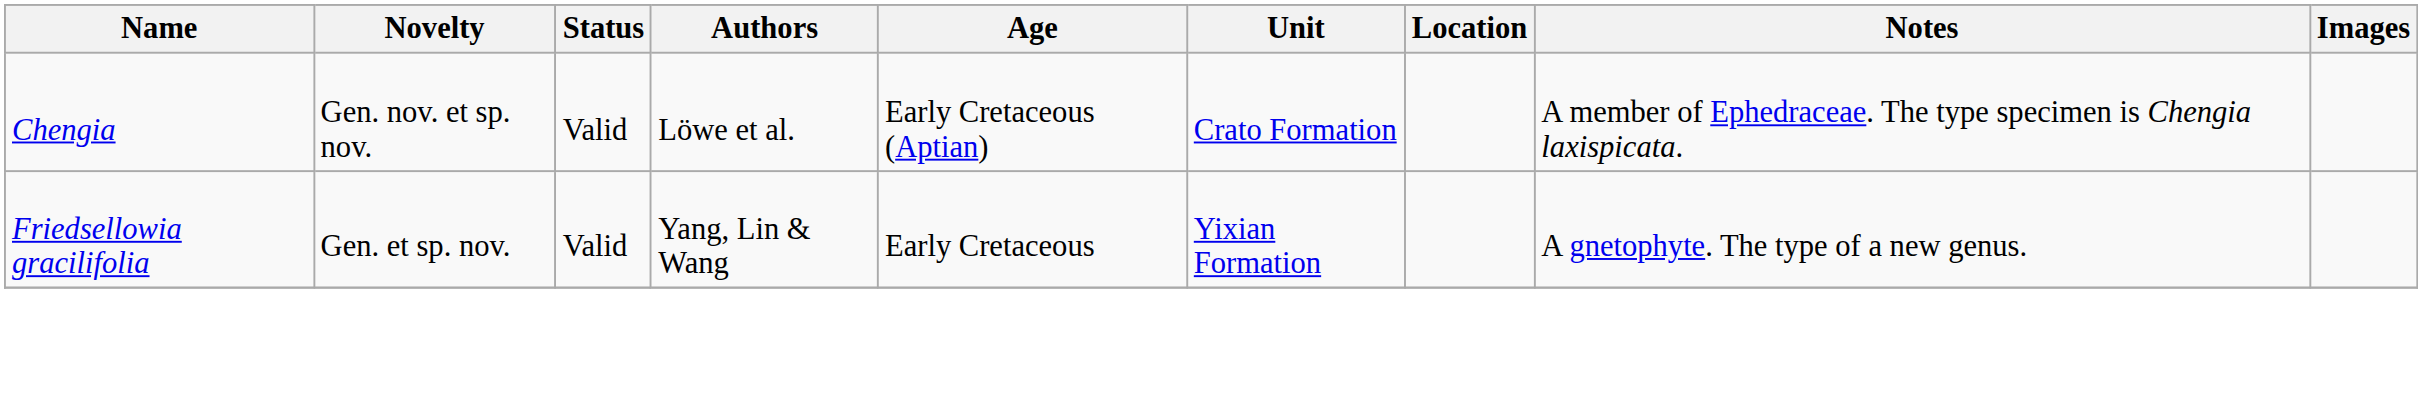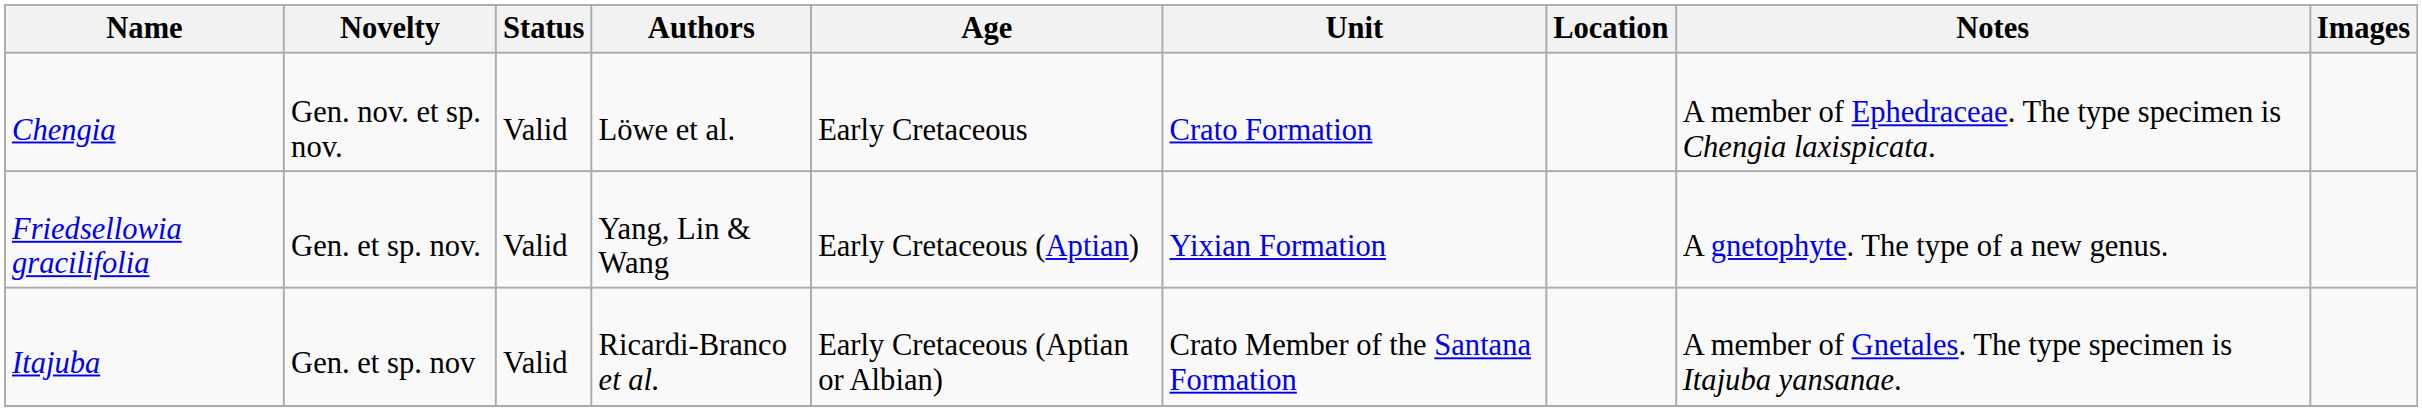(990, 128) Early Cretaceous (Aptian) -> (923, 128) Early Cretaceous
(990, 245) Early Cretaceous -> (979, 245) Early Cretaceous (Aptian)
+ row: (56, 363)
